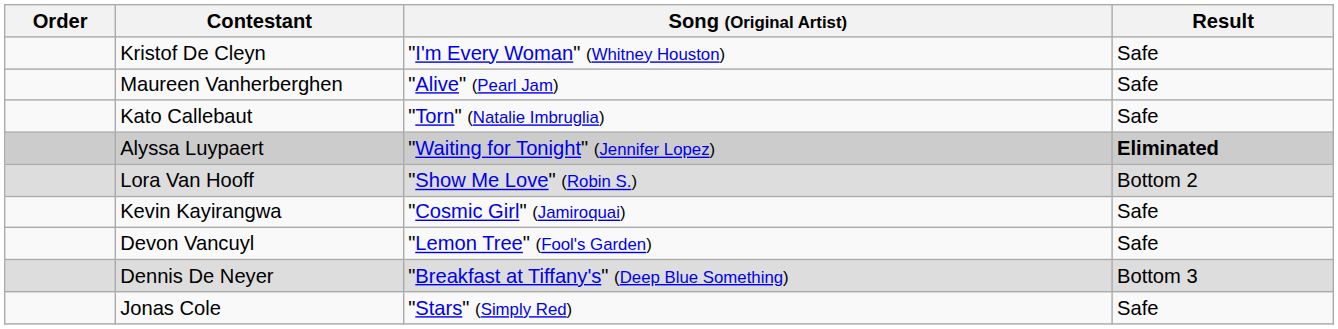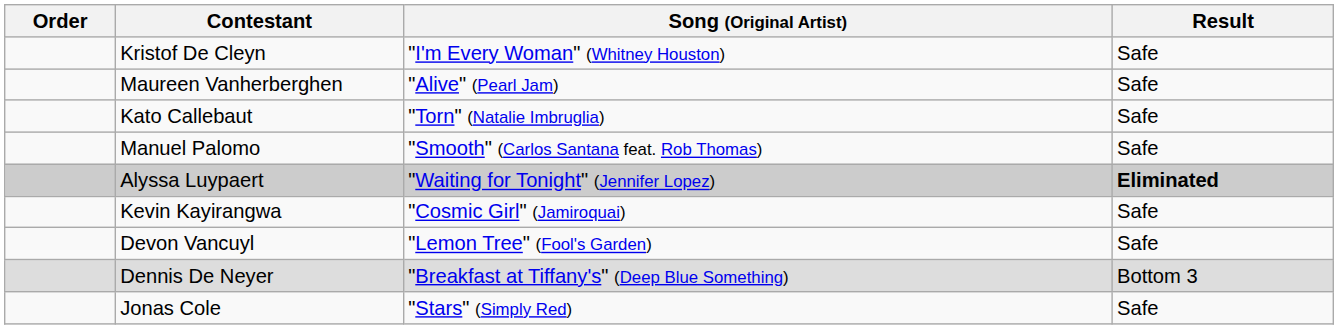+ row: (190, 148)
- row: (187, 180)
